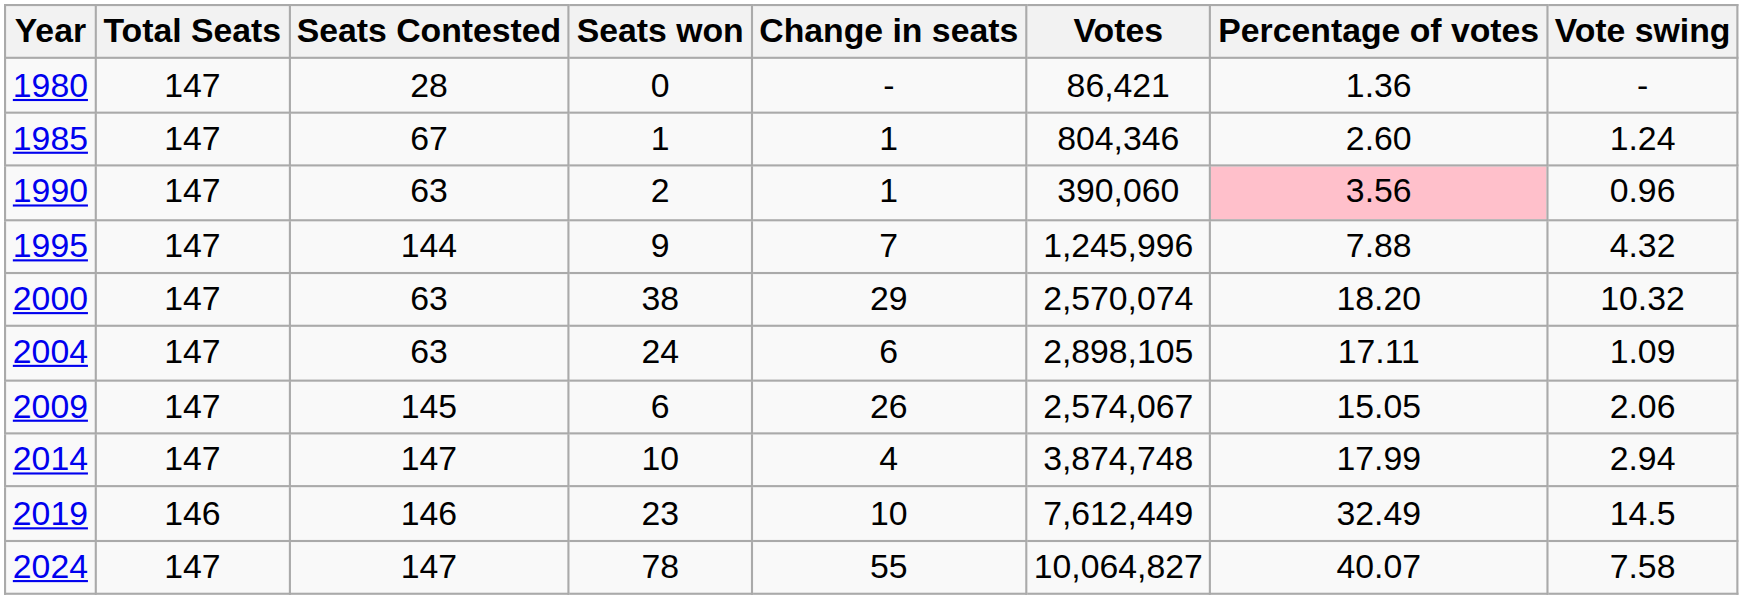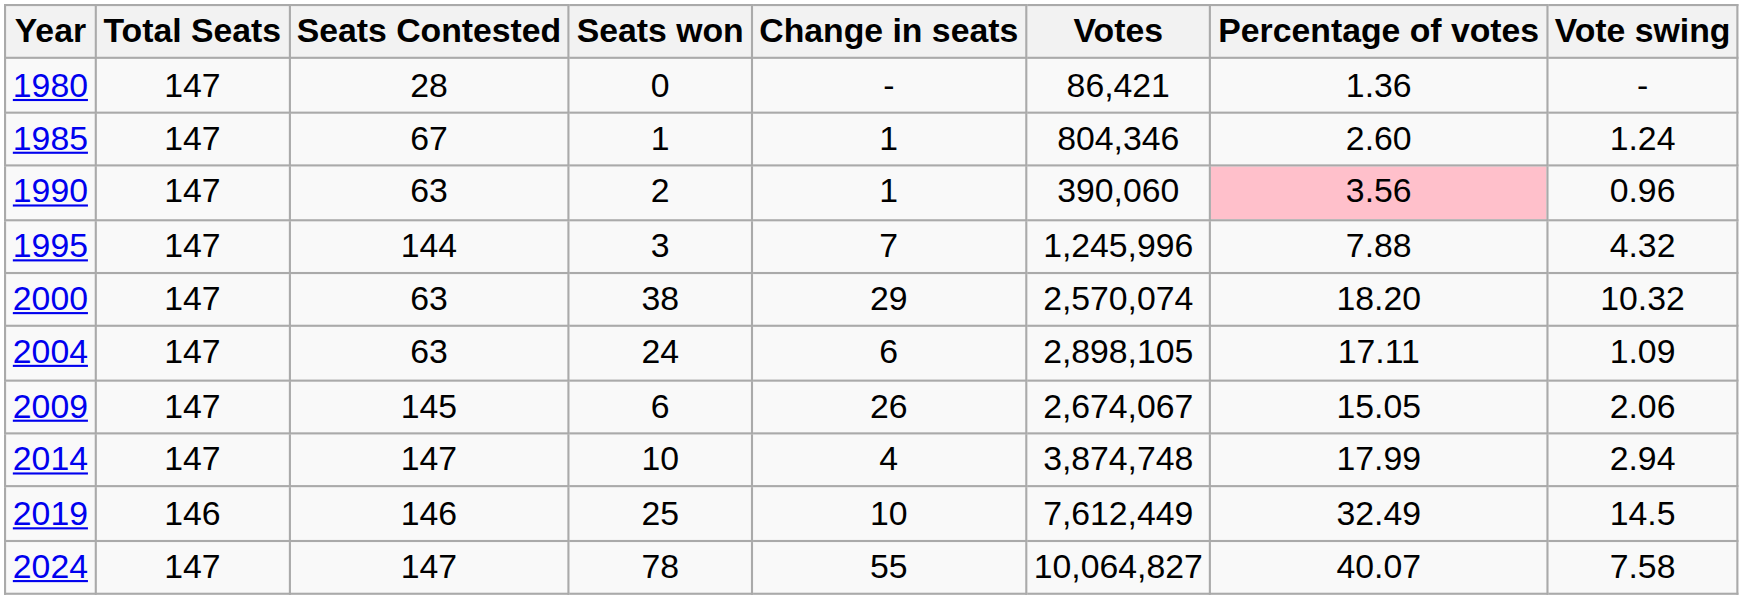(660, 245) 9 -> (660, 245) 3
(1118, 406) 2,574,067 -> (1118, 406) 2,674,067
(660, 513) 23 -> (660, 513) 25
